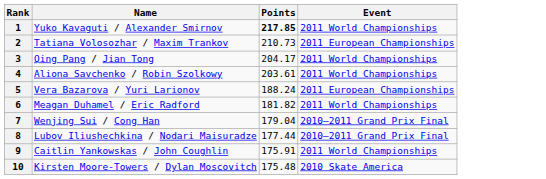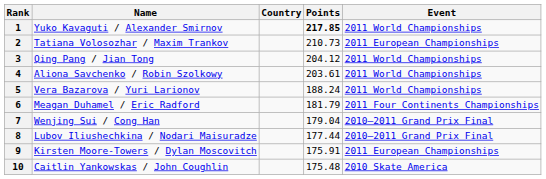+ column: (281, 12)
(279, 58) 204.17 -> (323, 58) 204.12
(377, 89) 2011 European Championships -> (413, 89) 2011 World Championships
(279, 105) 181.82 -> (323, 105) 181.79
(369, 105) 2011 World Championships -> (442, 105) 2011 Four Continents Championships
(131, 151) Caitlin Yankowskas / John Coughlin -> (145, 151) Kirsten Moore-Towers / Dylan Moscovitch
(369, 151) 2011 World Championships -> (422, 151) 2011 European Championships
(145, 167) Kirsten Moore-Towers / Dylan Moscovitch -> (131, 167) Caitlin Yankowskas / John Coughlin
